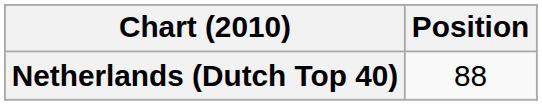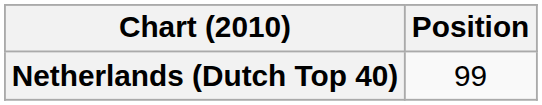(471, 75) 88 -> (471, 75) 99
